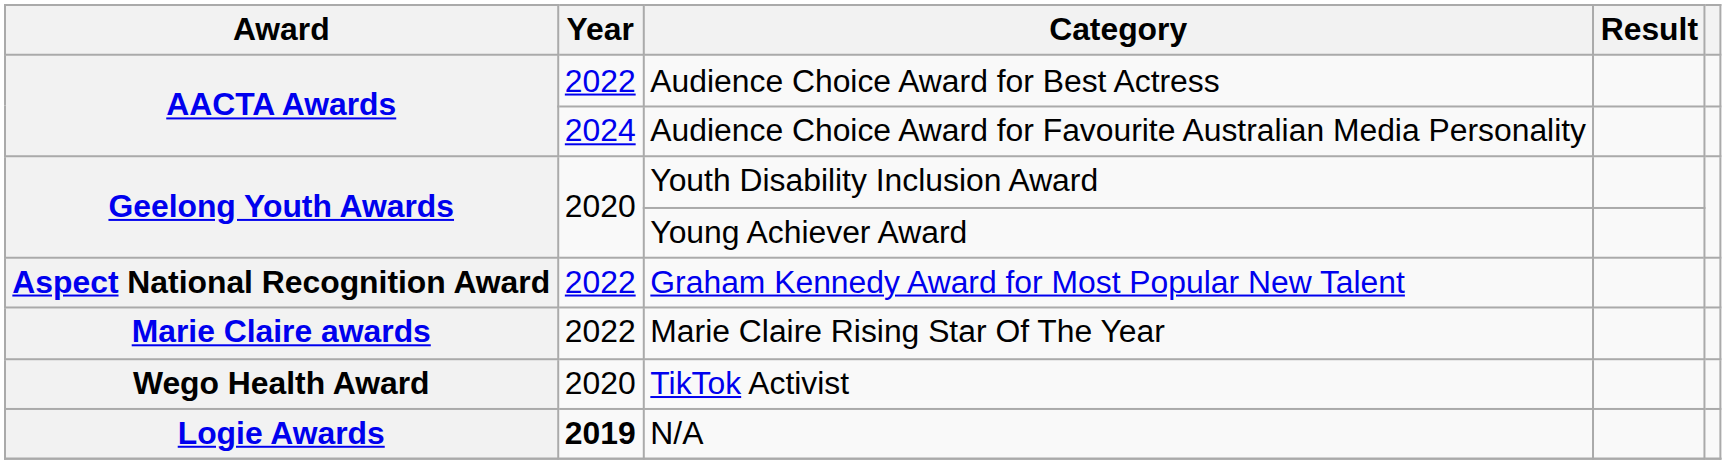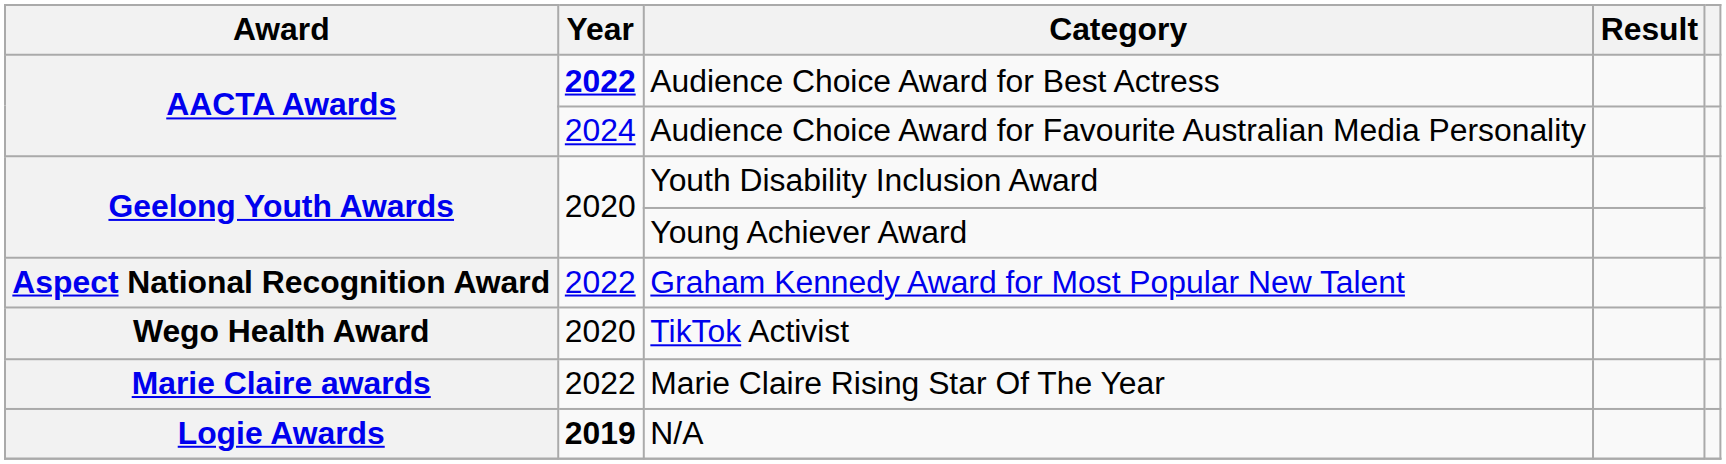(600, 80) normal -> (600, 80) bold
rows swapped: (908, 332) <-> (750, 383)
